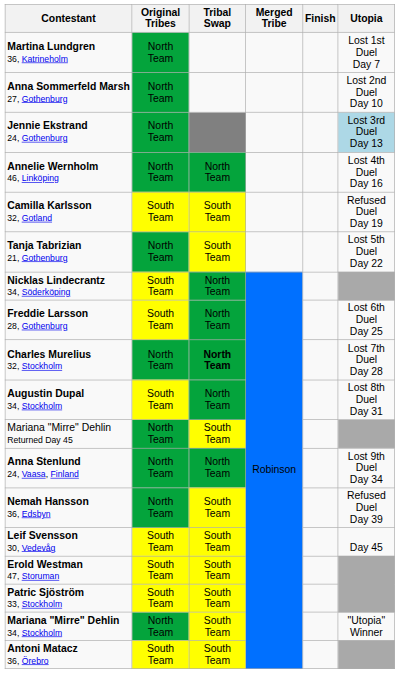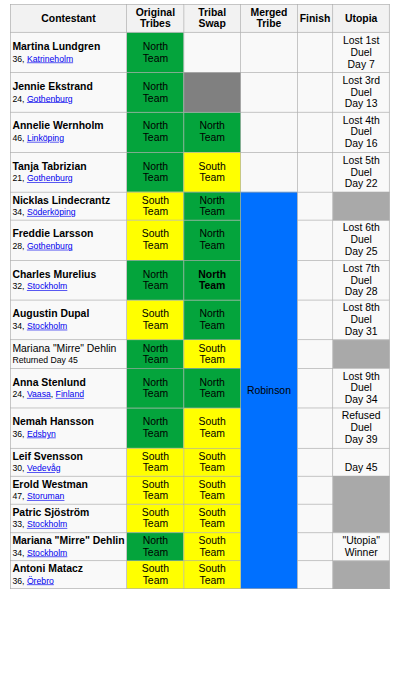- row: (69, 92)
(366, 132) lightblue background -> (361, 92) no background
- row: (49, 212)
